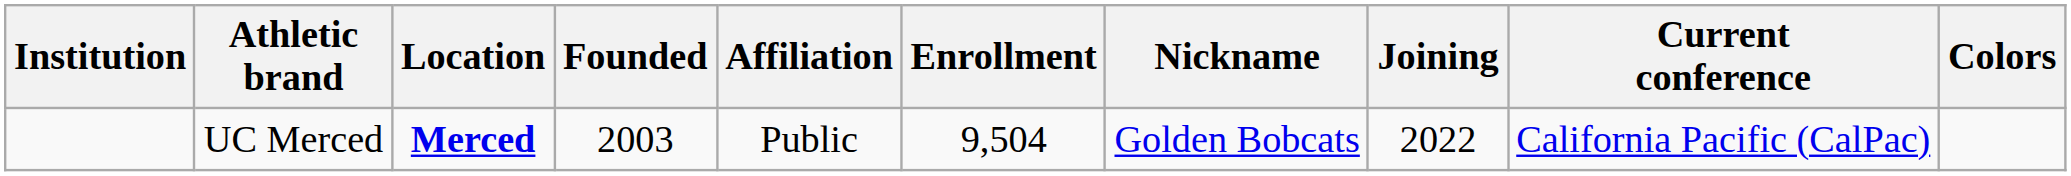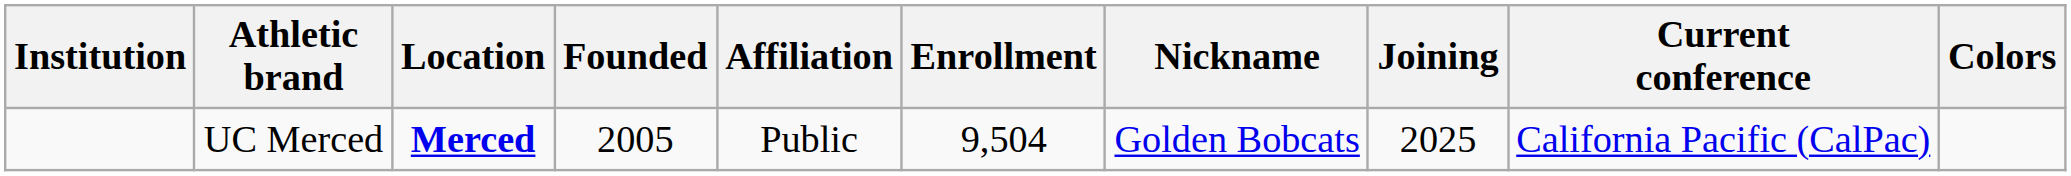(635, 138) 2003 -> (635, 138) 2005
(1438, 138) 2022 -> (1438, 138) 2025
